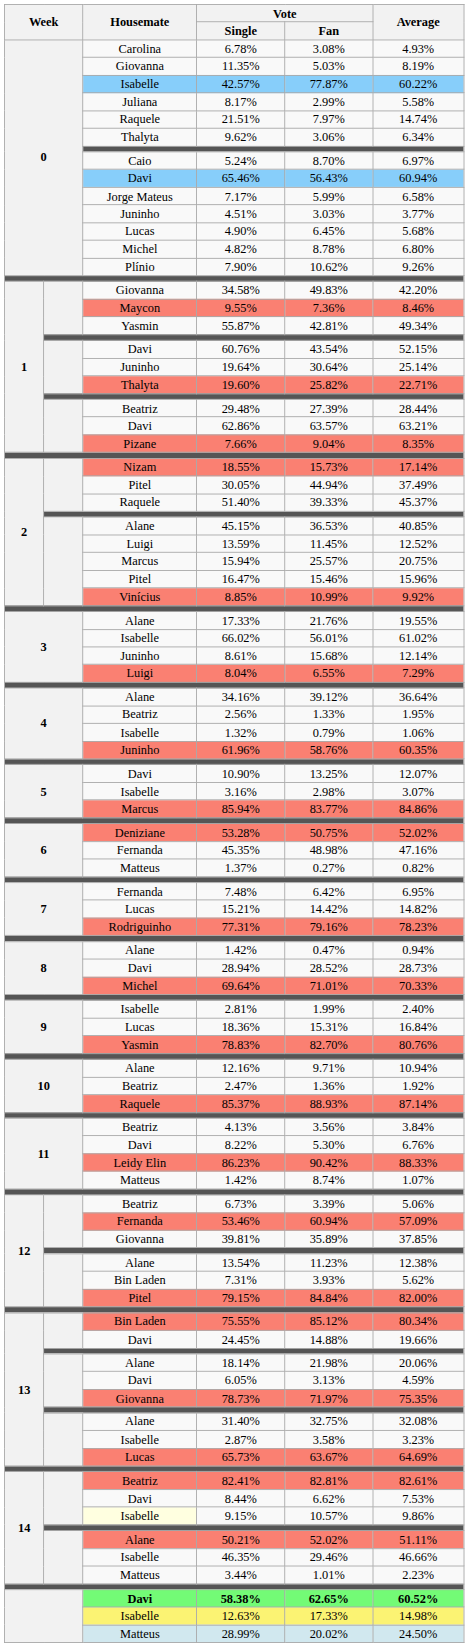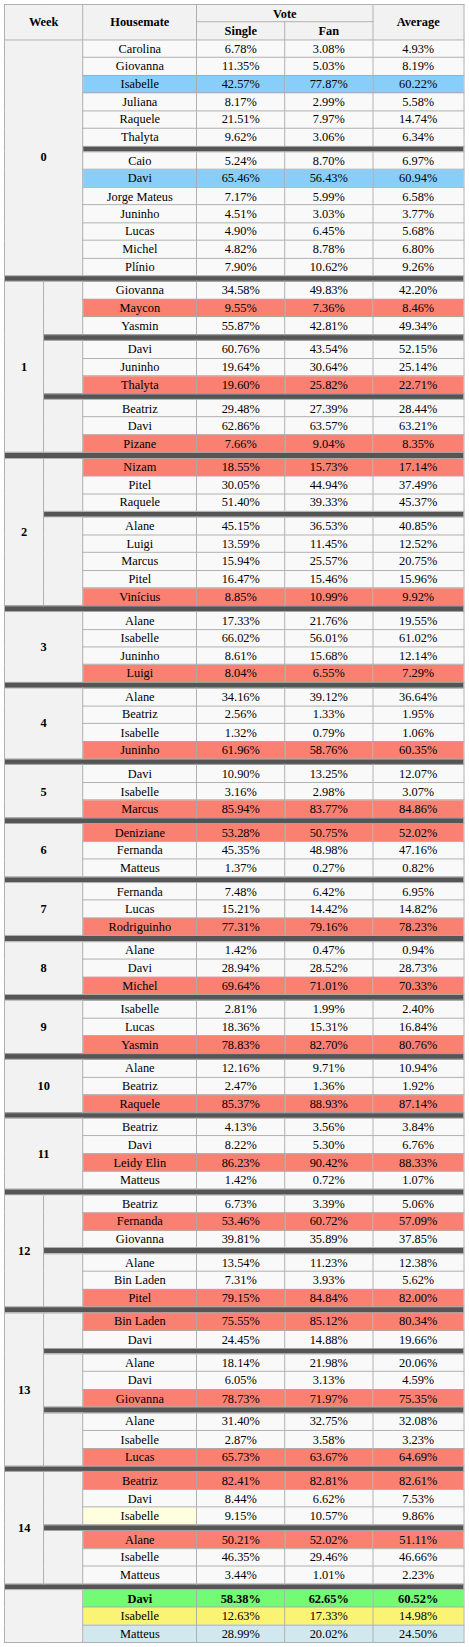(329, 1180) 8.74% -> (329, 1180) 0.72%
(329, 1221) 60.94% -> (329, 1221) 60.72%
